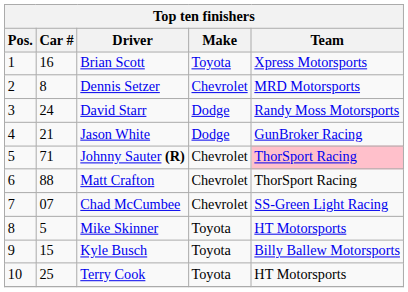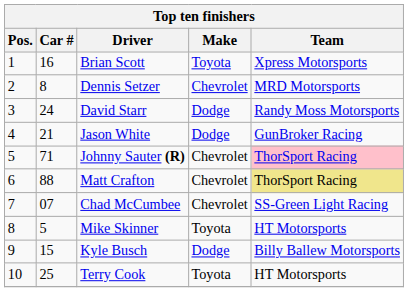(306, 181) no background -> (306, 181) khaki background
(211, 251) Toyota -> (210, 251) Dodge
